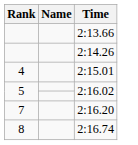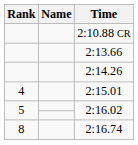+ row: (21, 33)
- row: (21, 110)
